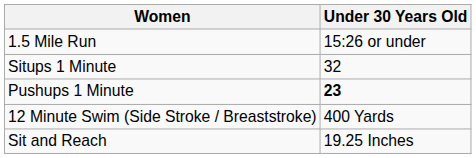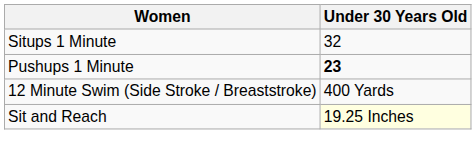- row: (52, 41)
(369, 141) no background -> (369, 116) lightyellow background
